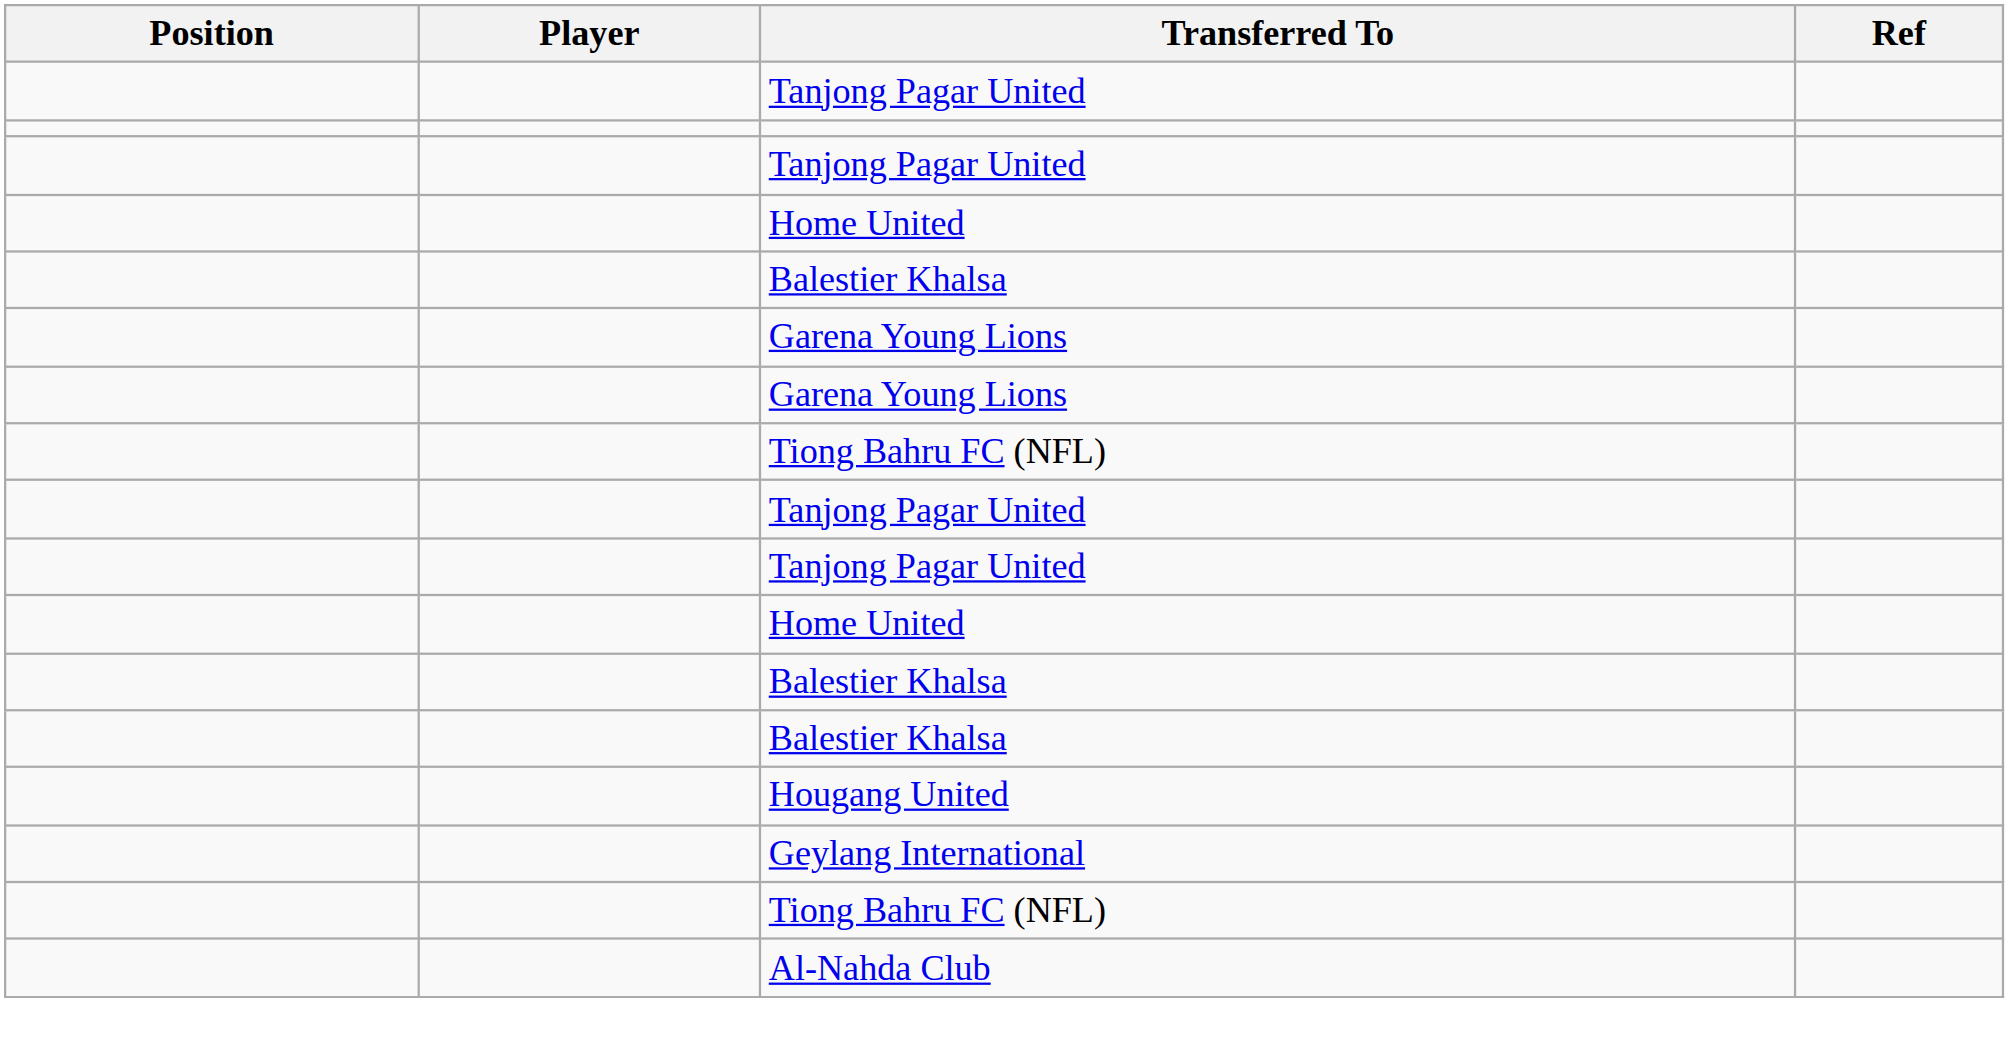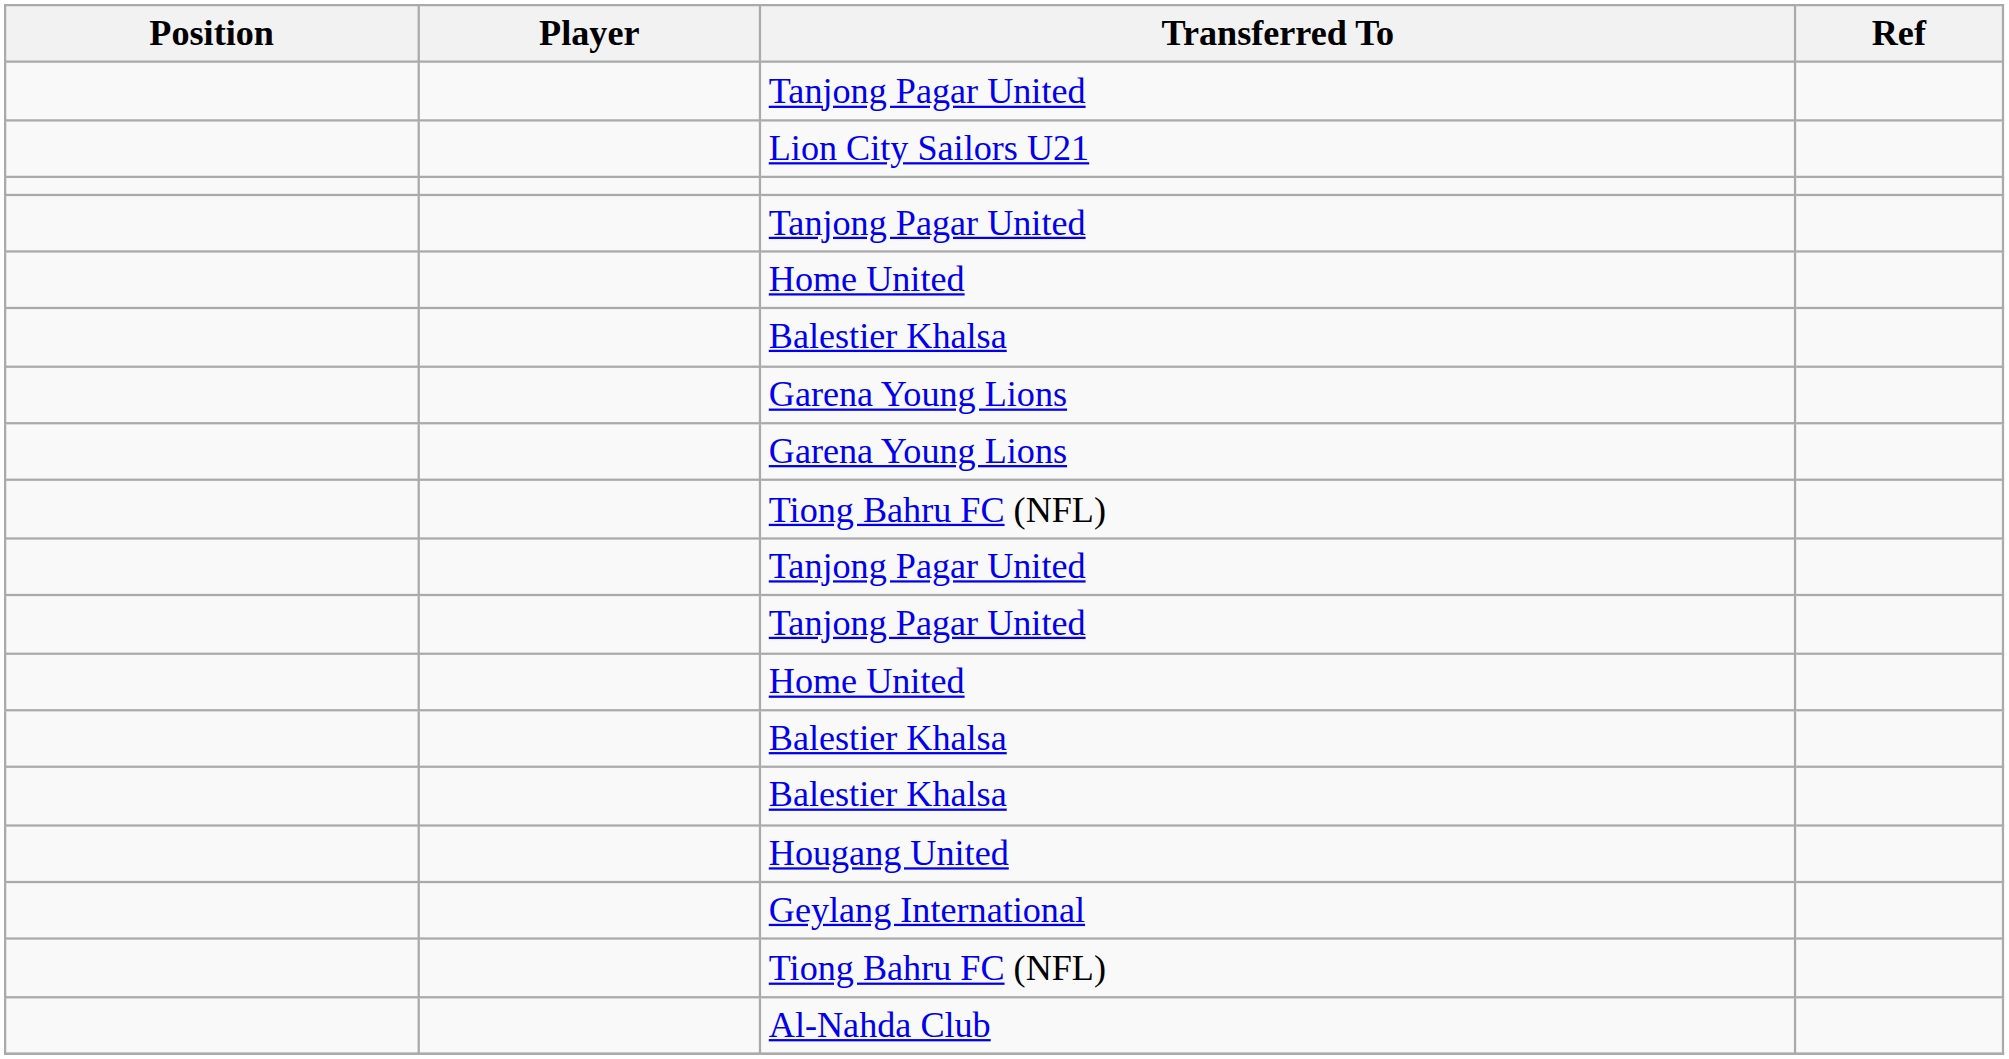+ row: (212, 148)
